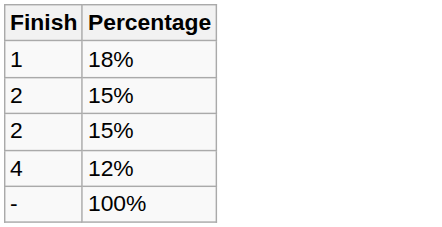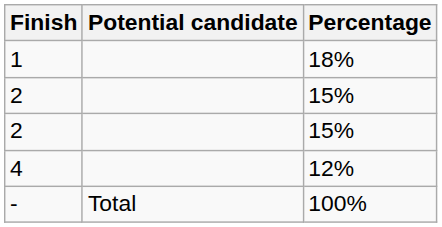+ column: (193, 22)
